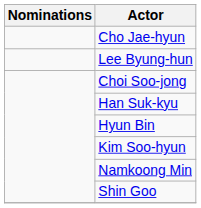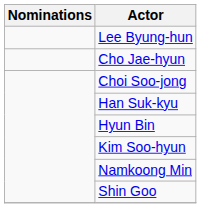rows swapped: (146, 59) <-> (142, 37)
